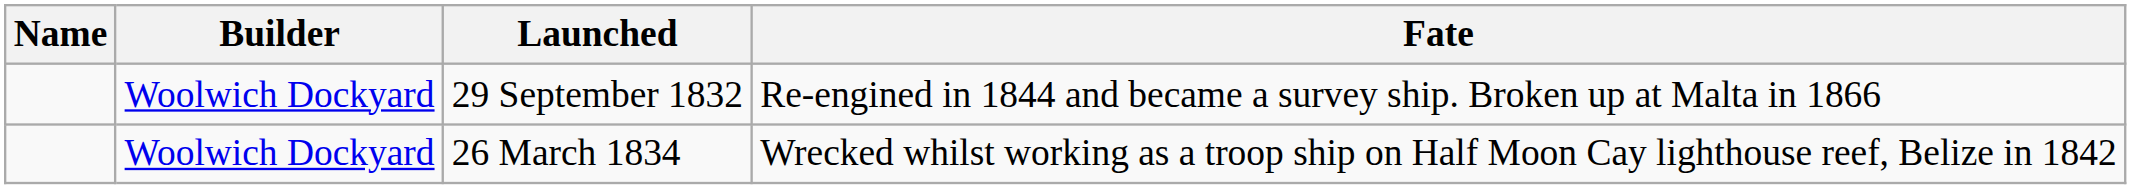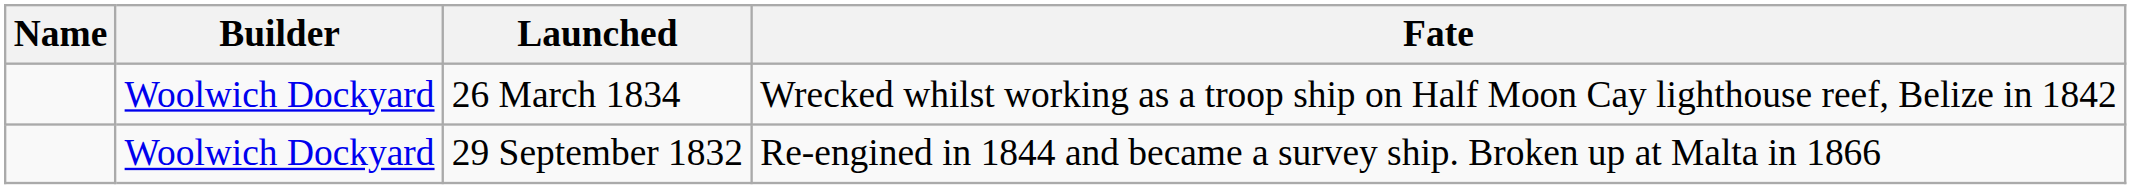rows swapped: (597, 93) <-> (566, 152)
